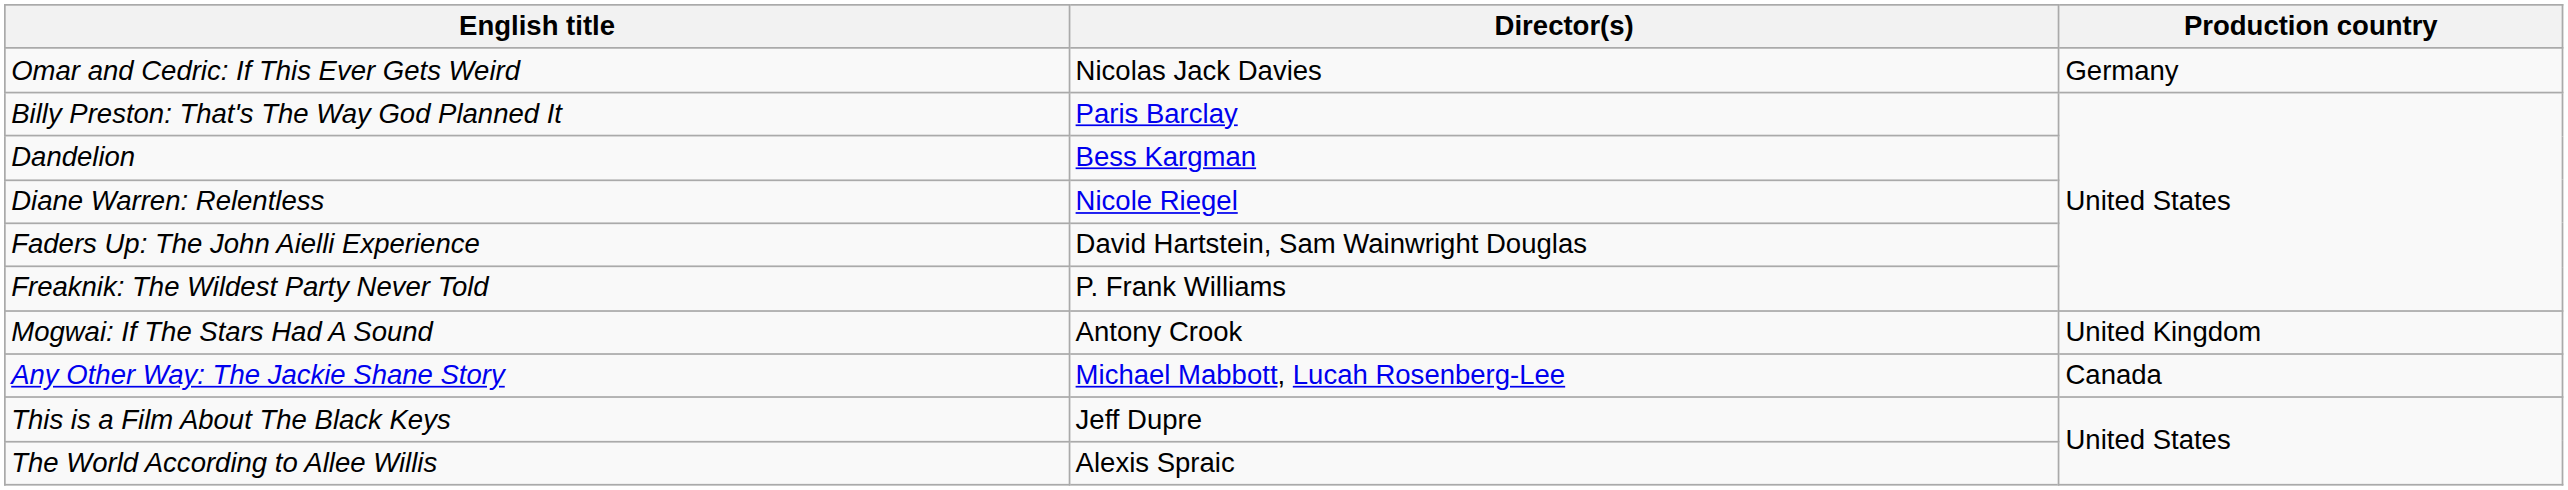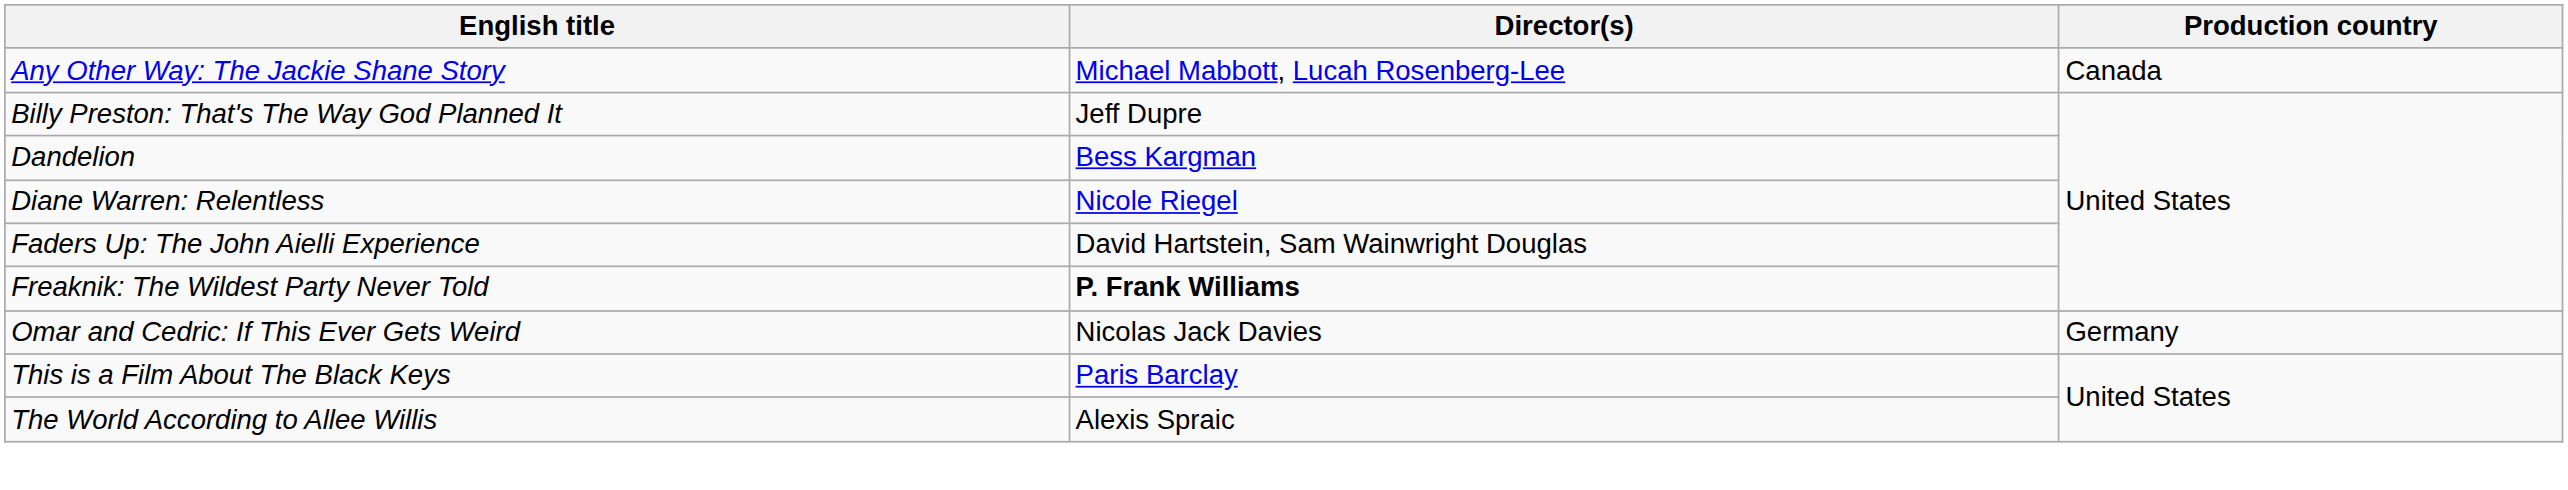rows swapped: (258, 375) <-> (266, 69)
(1157, 113) Paris Barclay -> (1139, 113) Jeff Dupre
(1181, 288) normal -> (1188, 288) bold
- row: (222, 331)
(1139, 419) Jeff Dupre -> (1157, 375) Paris Barclay
